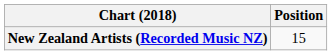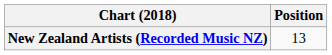(299, 38) 15 -> (299, 38) 13
